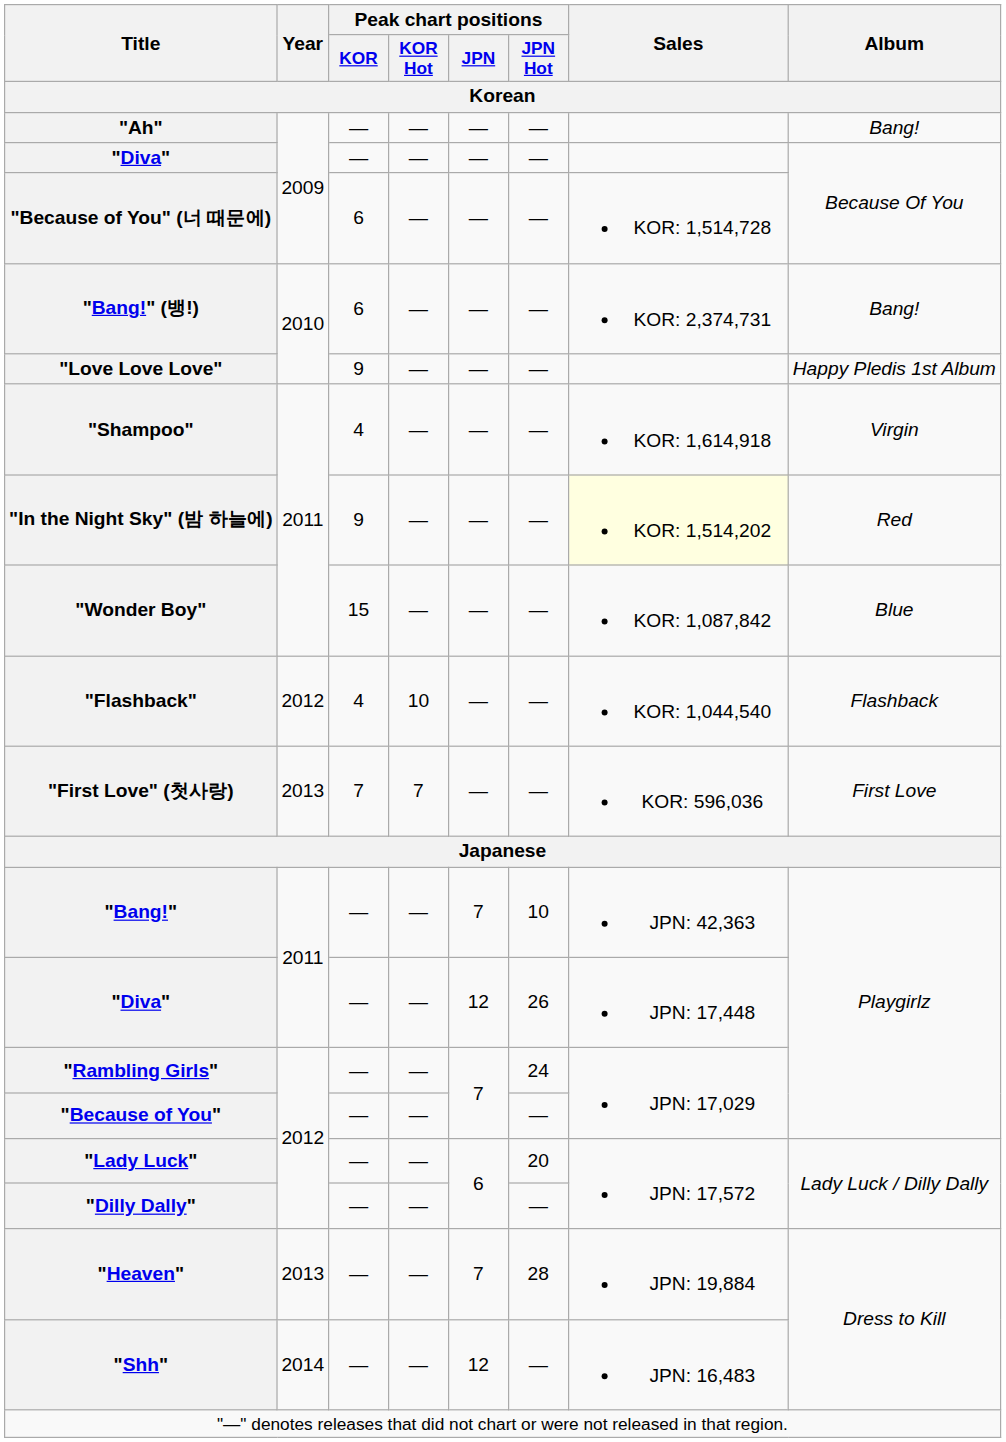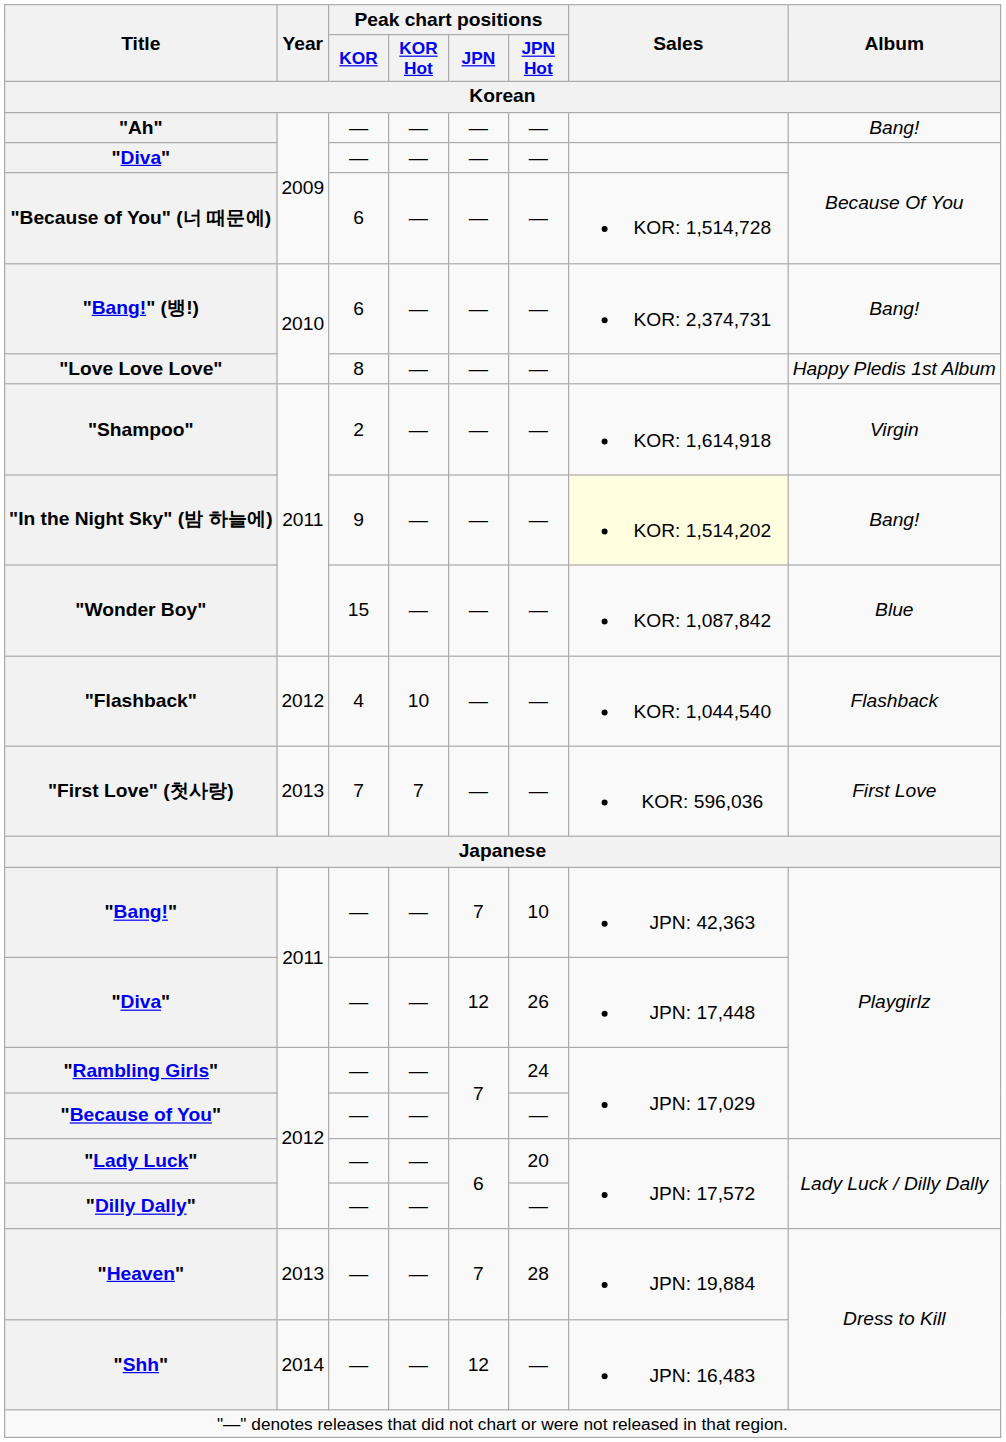(359, 368) 9 -> (359, 368) 8
(359, 429) 4 -> (359, 429) 2
(894, 519) Red -> (894, 519) Bang!
